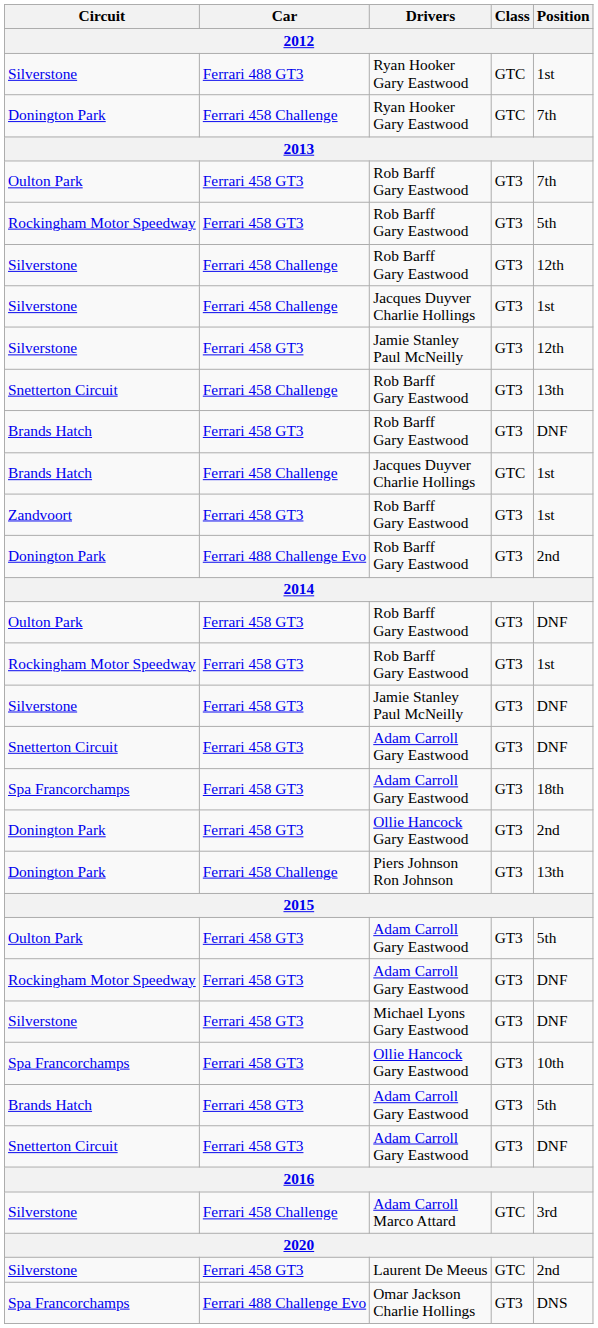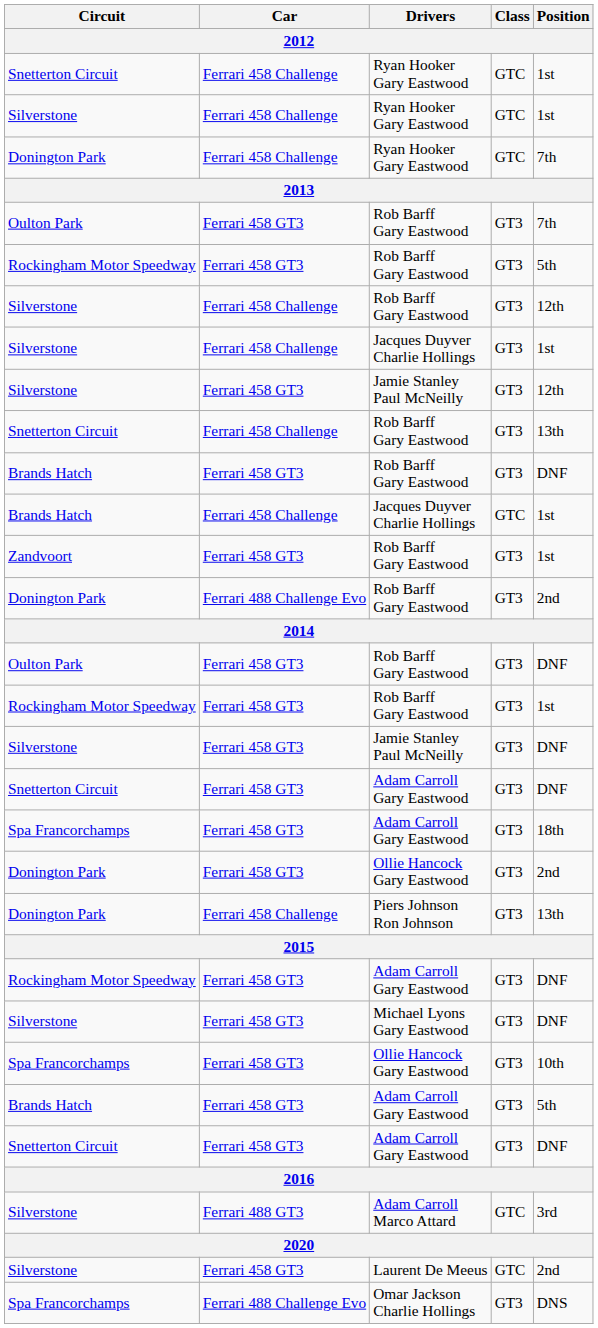+ row: (63, 74)
(253, 74) Ferrari 488 GT3 -> (270, 115) Ferrari 458 Challenge
- row: (45, 938)
(270, 1212) Ferrari 458 Challenge -> (253, 1212) Ferrari 488 GT3
